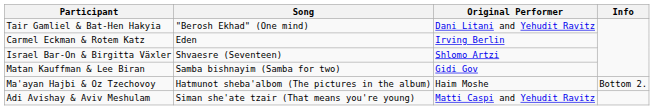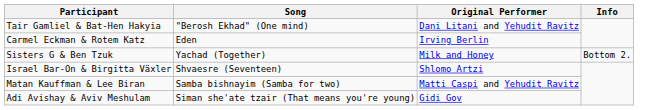+ row: (60, 55)
(457, 69) Gidi Gov -> (499, 84) Matti Caspi and Yehudit Ravitz
- row: (81, 84)
(515, 98) Matti Caspi and Yehudit Ravitz -> (441, 98) Gidi Gov
